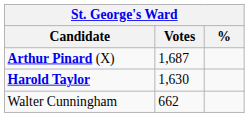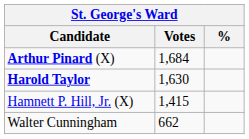(174, 58) 1,687 -> (174, 58) 1,684
+ row: (70, 101)
